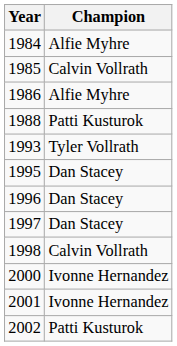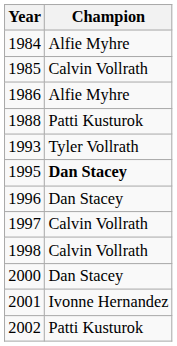(86, 172) normal -> (88, 172) bold
(86, 224) Dan Stacey -> (98, 224) Calvin Vollrath
(108, 276) Ivonne Hernandez -> (86, 276) Dan Stacey
